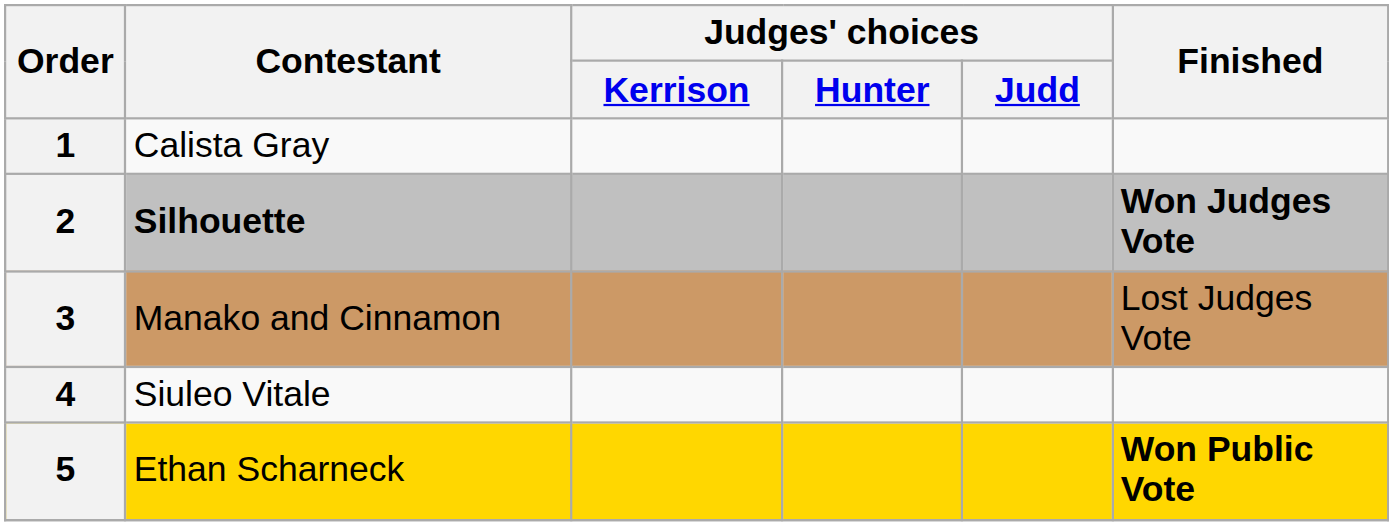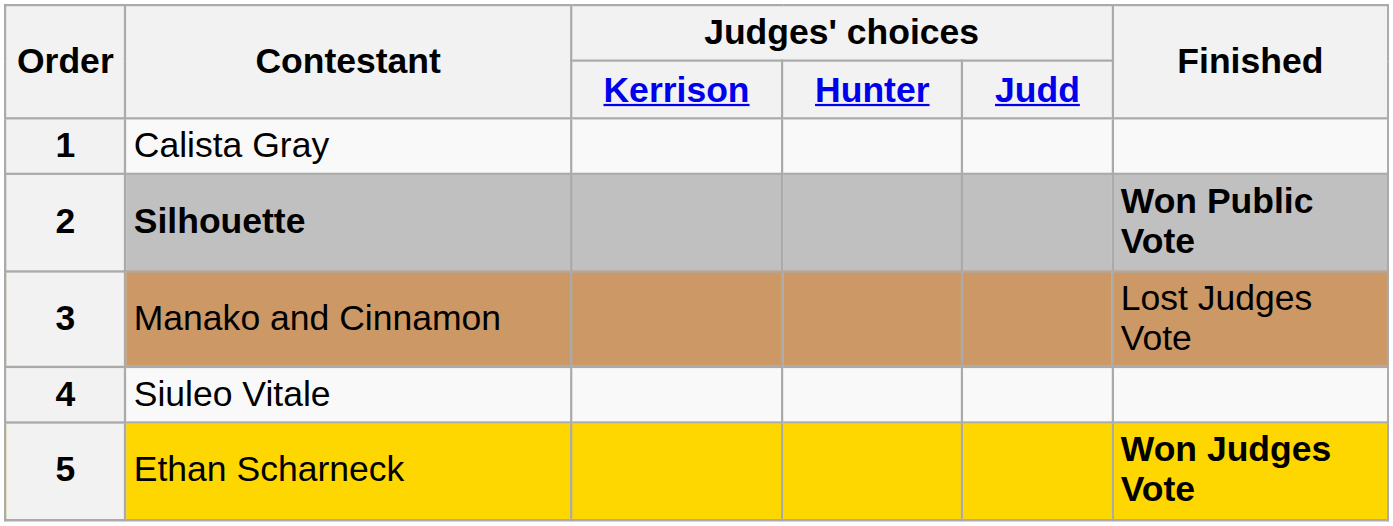(1226, 221) Won Judges Vote -> (1217, 221) Won Public Vote
(1217, 470) Won Public Vote -> (1226, 470) Won Judges Vote
